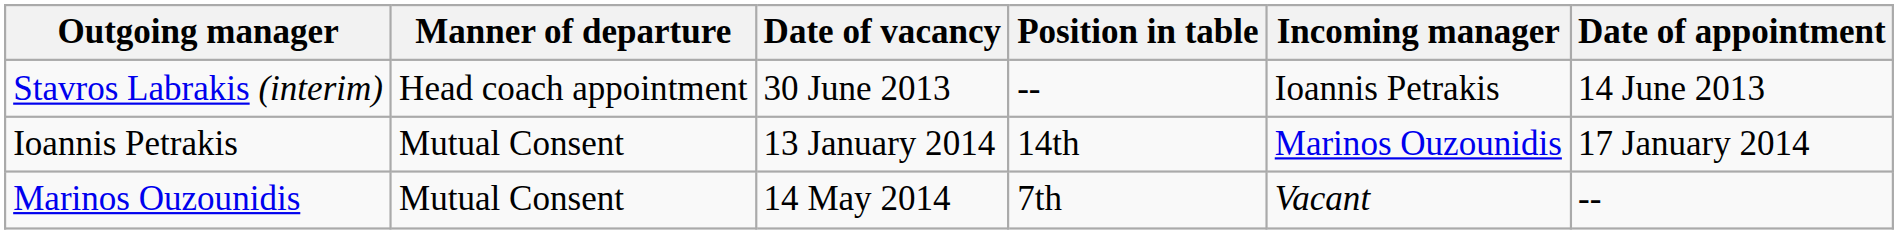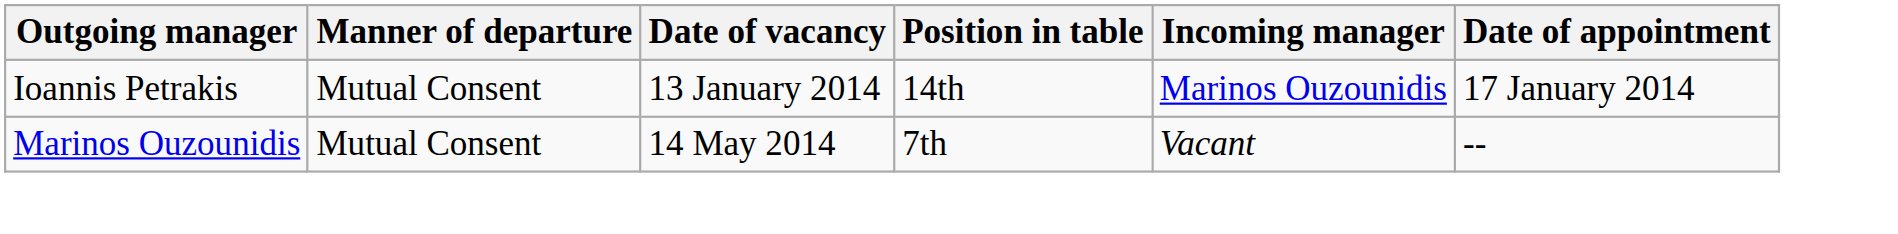- row: (198, 87)
